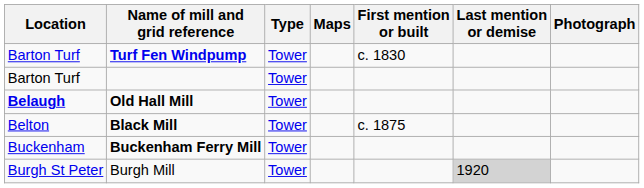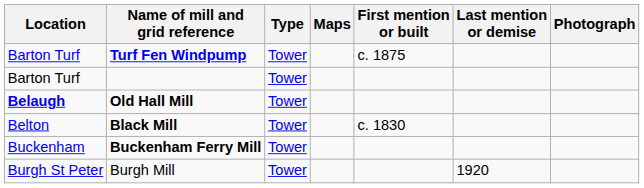(381, 55) c. 1830 -> (381, 55) c. 1875
(381, 124) c. 1875 -> (381, 124) c. 1830
(473, 170) lightgrey background -> (473, 170) no background
